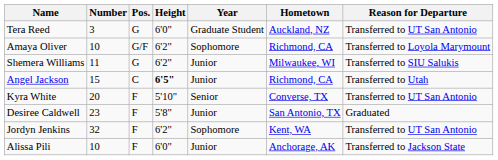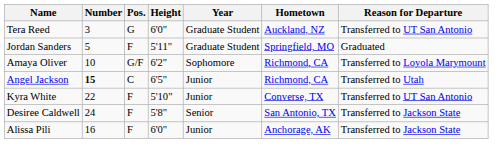+ row: (39, 46)
- row: (46, 63)
(95, 79) normal -> (90, 79) bold
(165, 79) bold -> (159, 79) normal
(95, 96) 20 -> (90, 96) 22
(204, 96) Senior -> (199, 96) Junior
(95, 113) 23 -> (90, 113) 24
(204, 113) Junior -> (200, 113) Senior
(367, 113) Graduated -> (401, 113) Transferred to Jackson State
- row: (38, 130)
(95, 146) 10 -> (90, 130) 16
